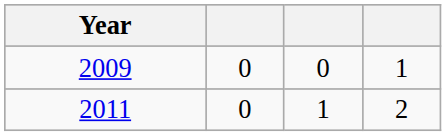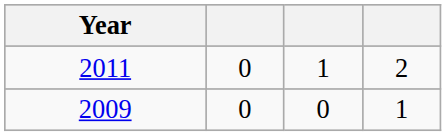rows swapped: (105, 67) <-> (105, 109)
